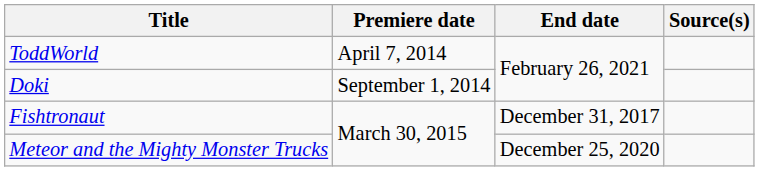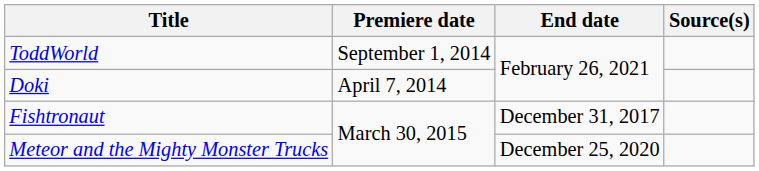(392, 52) April 7, 2014 -> (414, 52) September 1, 2014
(414, 85) September 1, 2014 -> (392, 85) April 7, 2014
